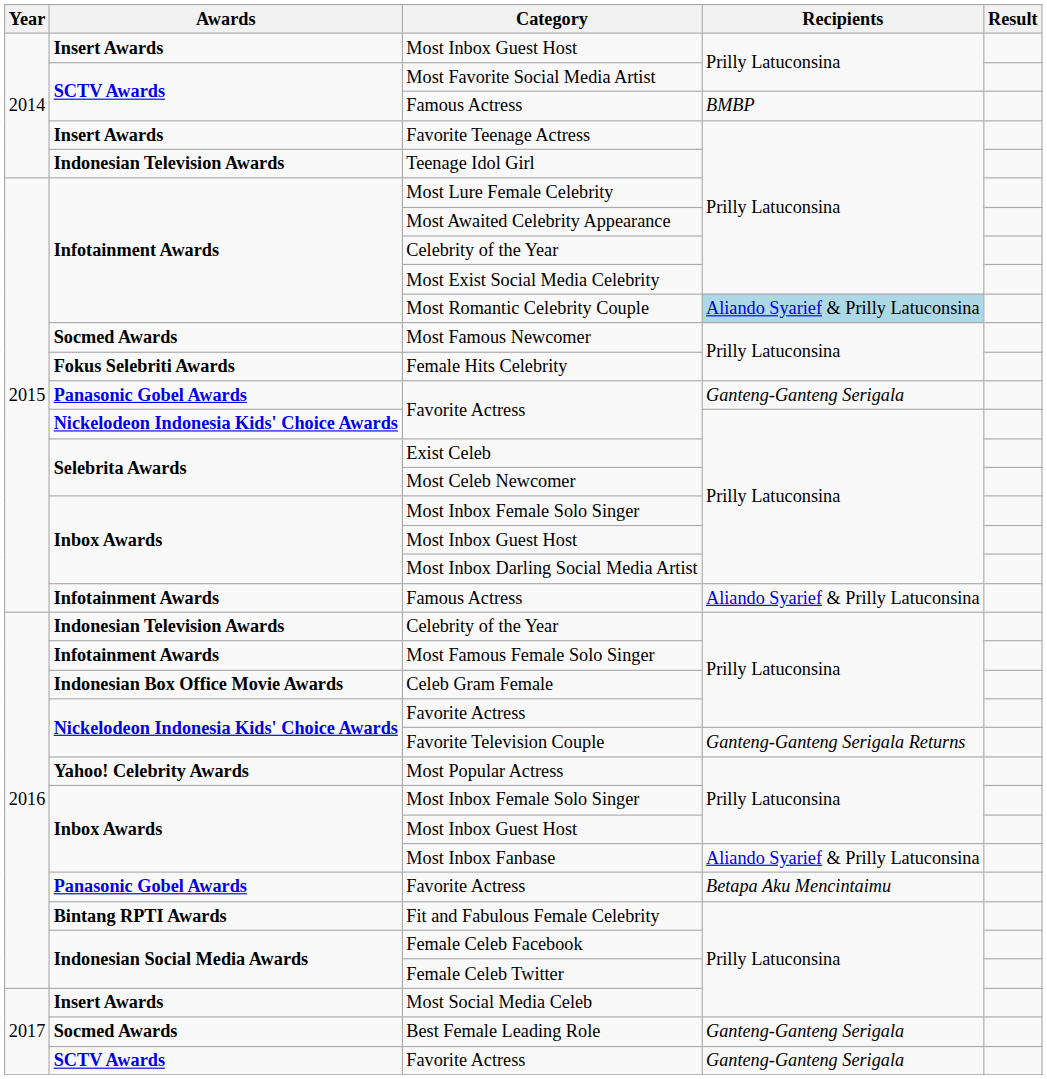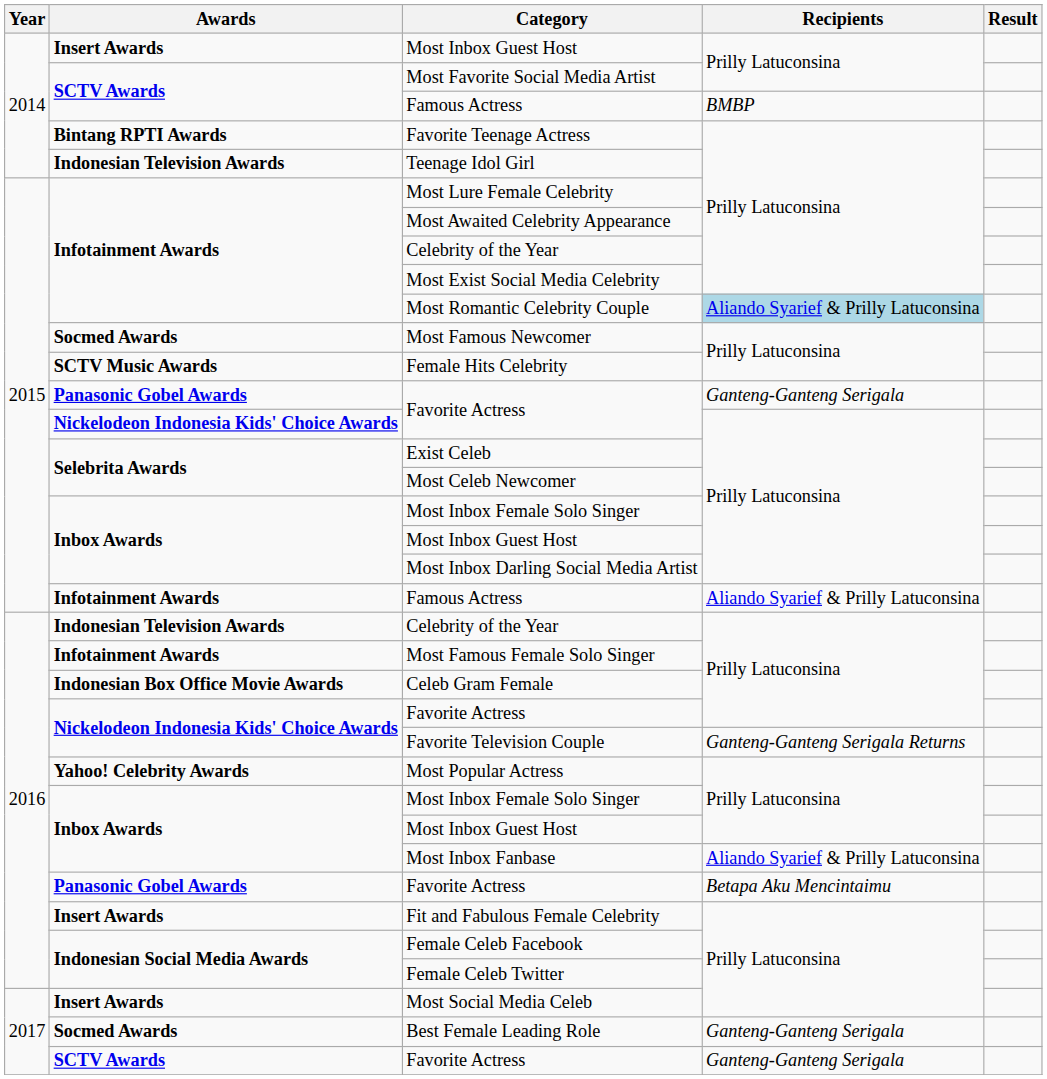(108, 134) Insert Awards -> (140, 134) Bintang RPTI Awards
(144, 366) Fokus Selebriti Awards -> (135, 366) SCTV Music Awards
(140, 915) Bintang RPTI Awards -> (108, 915) Insert Awards
